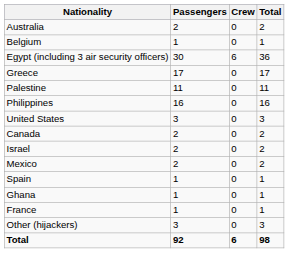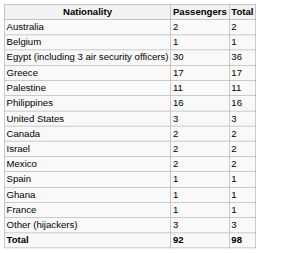- column: (243, 12)
